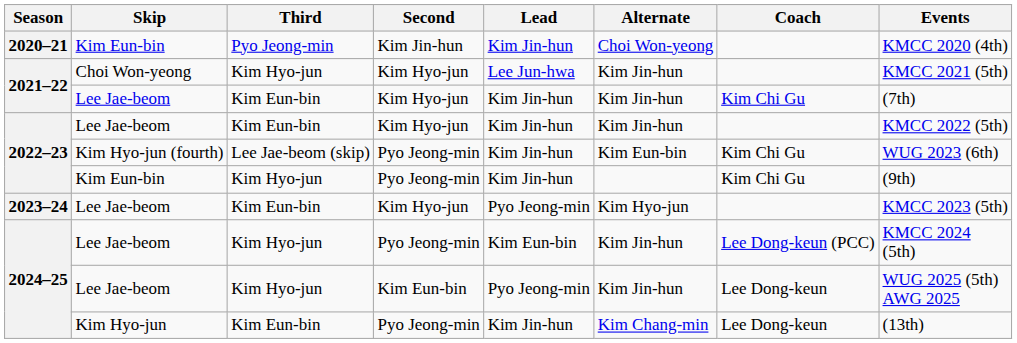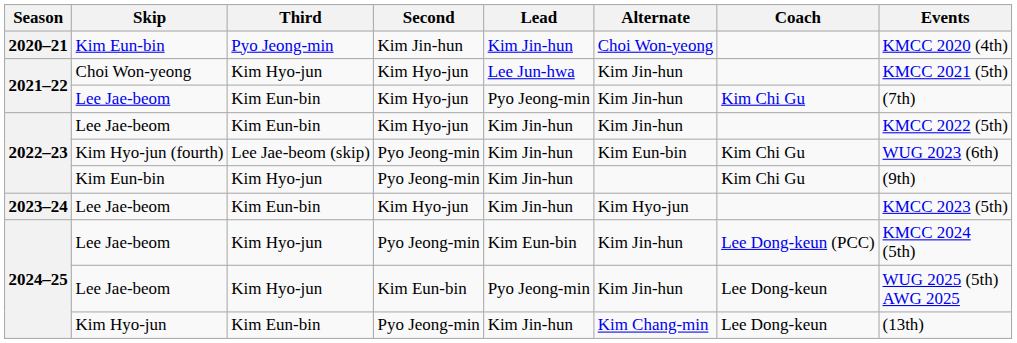(530, 98) Kim Jin-hun -> (539, 98) Pyo Jeong-min
(539, 206) Pyo Jeong-min -> (530, 206) Kim Jin-hun
